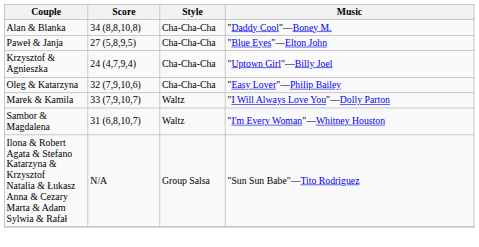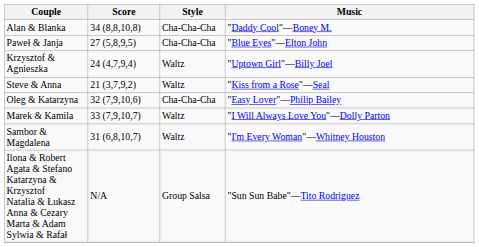(189, 64) Cha-Cha-Cha -> (173, 64) Waltz
+ row: (34, 85)
